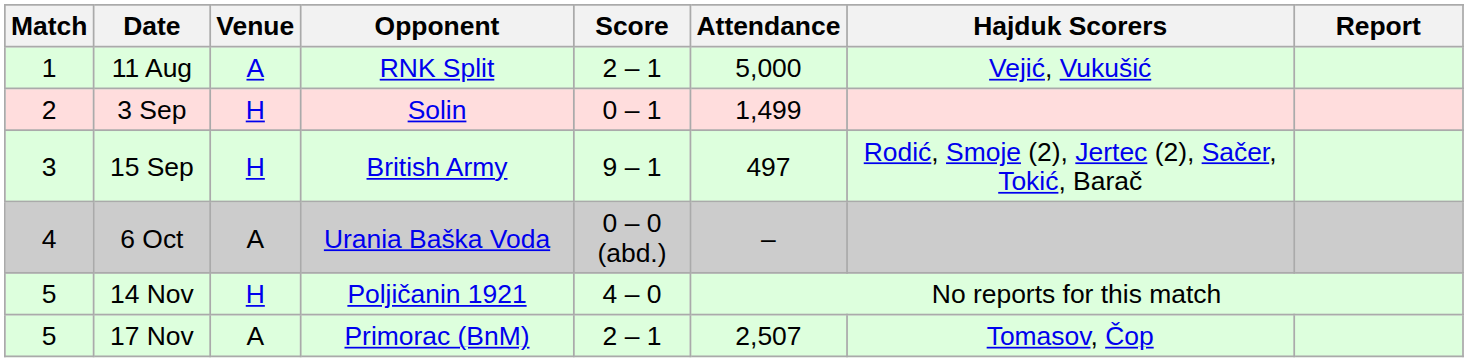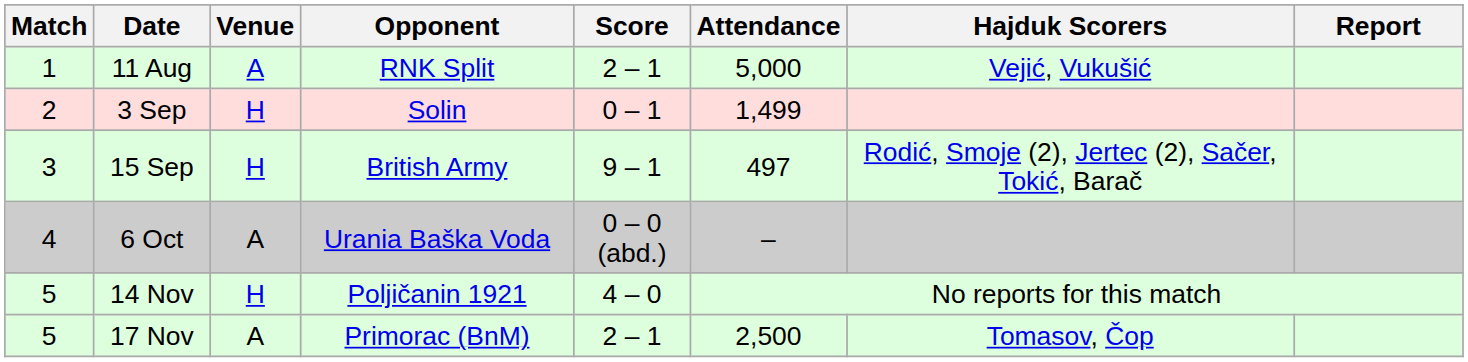(768, 336) 2,507 -> (768, 336) 2,500
